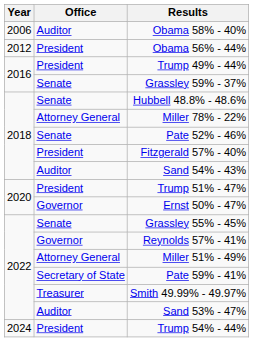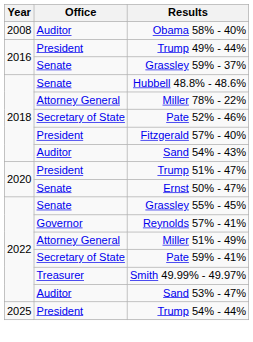(19, 30) 2006 -> (19, 30) 2008
- row: (199, 48)
(54, 135) Senate -> (81, 118) Secretary of State
(60, 205) Governor -> (54, 188) Senate
(19, 328) 2024 -> (19, 310) 2025
